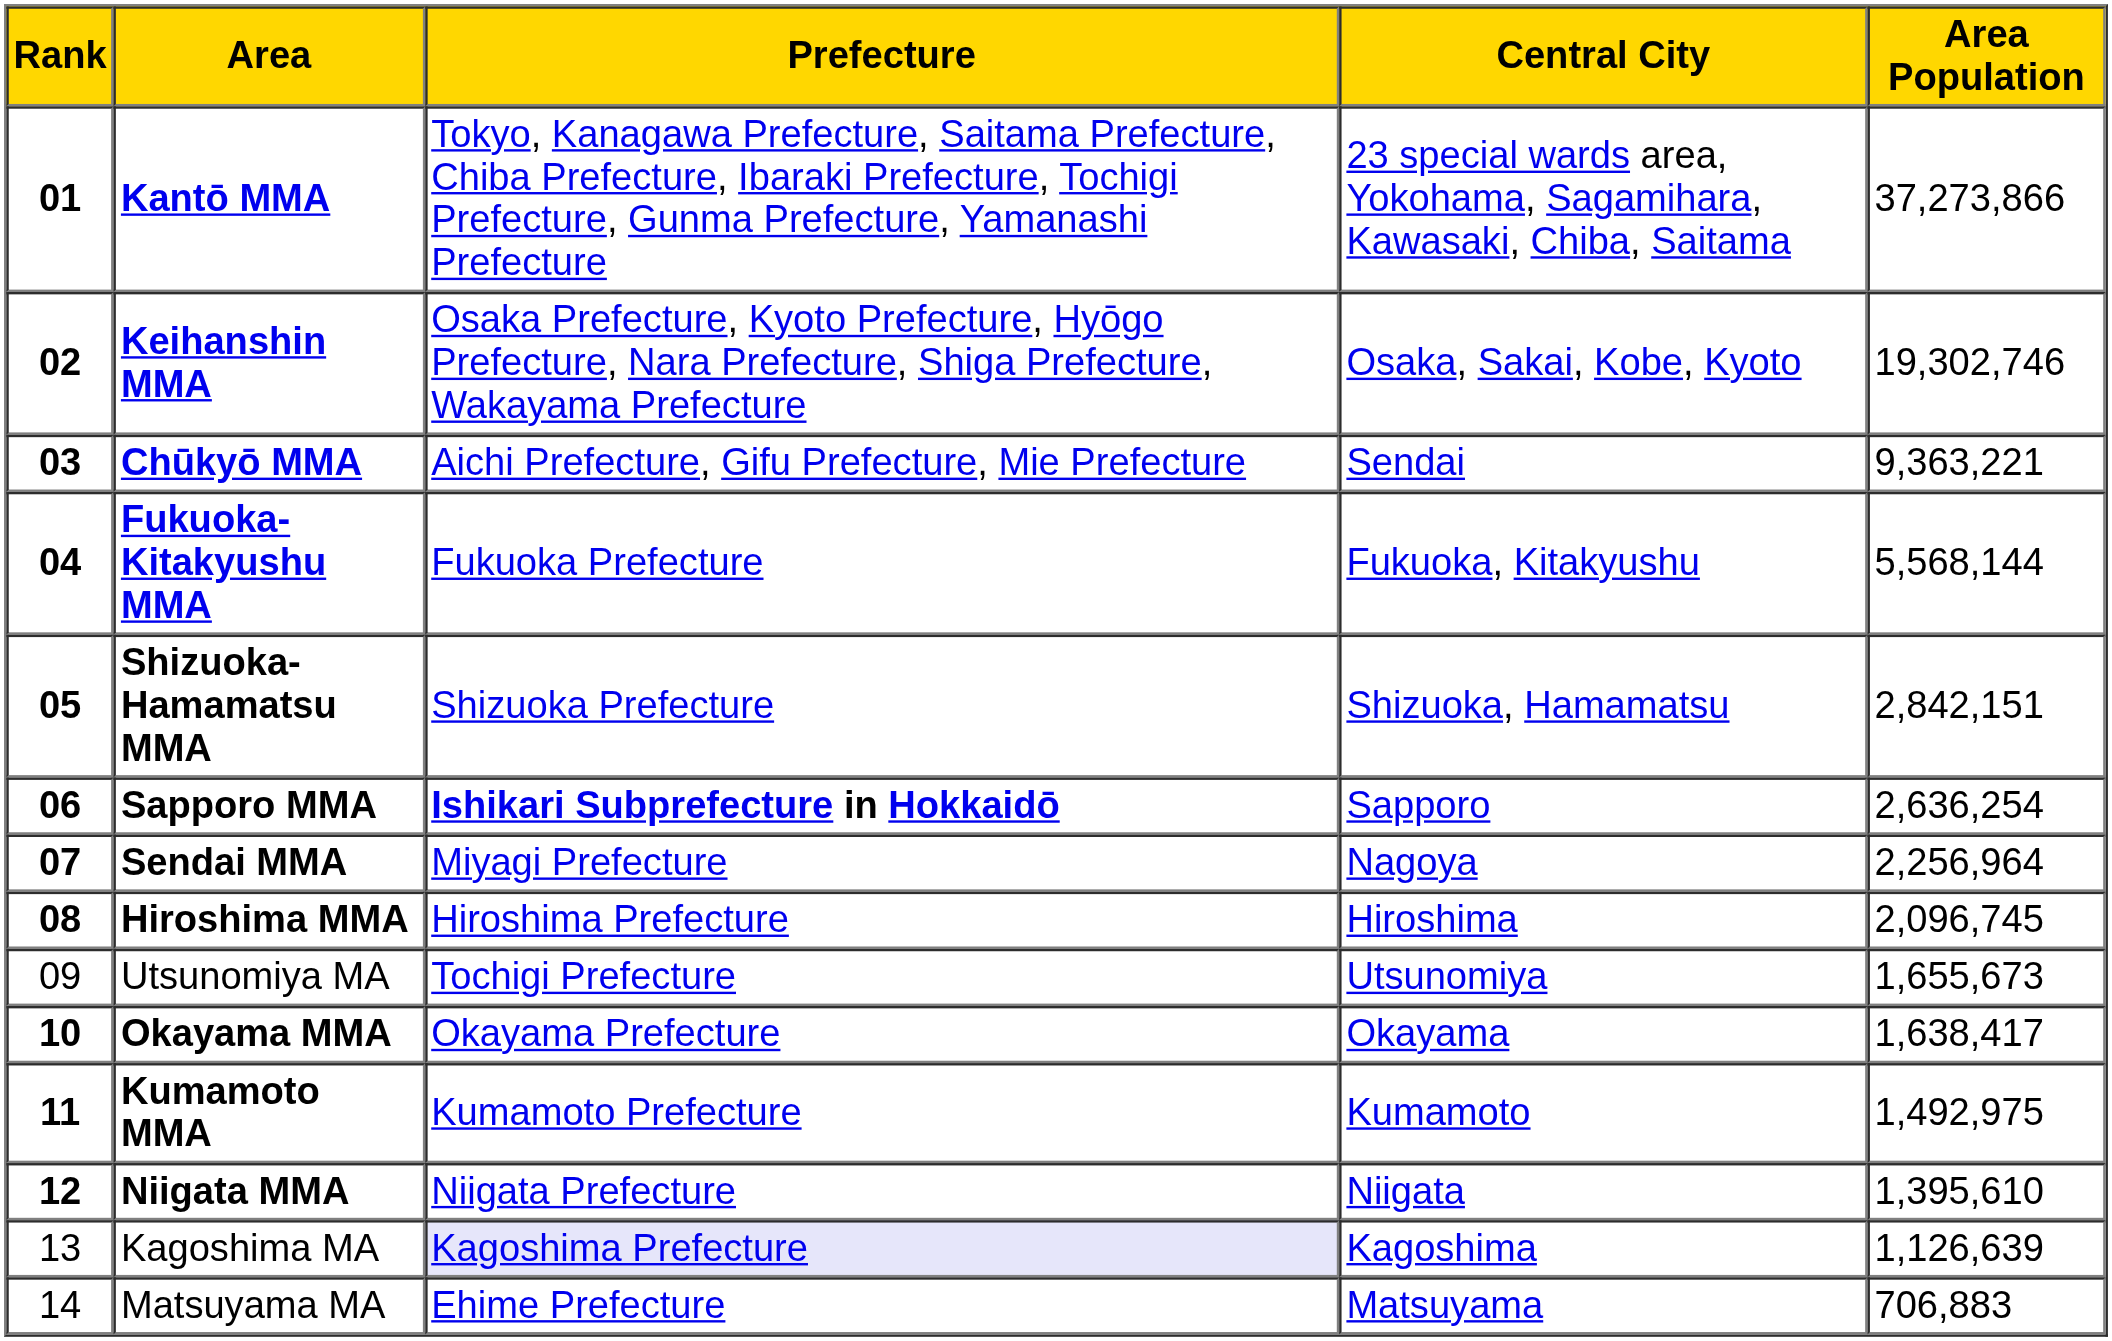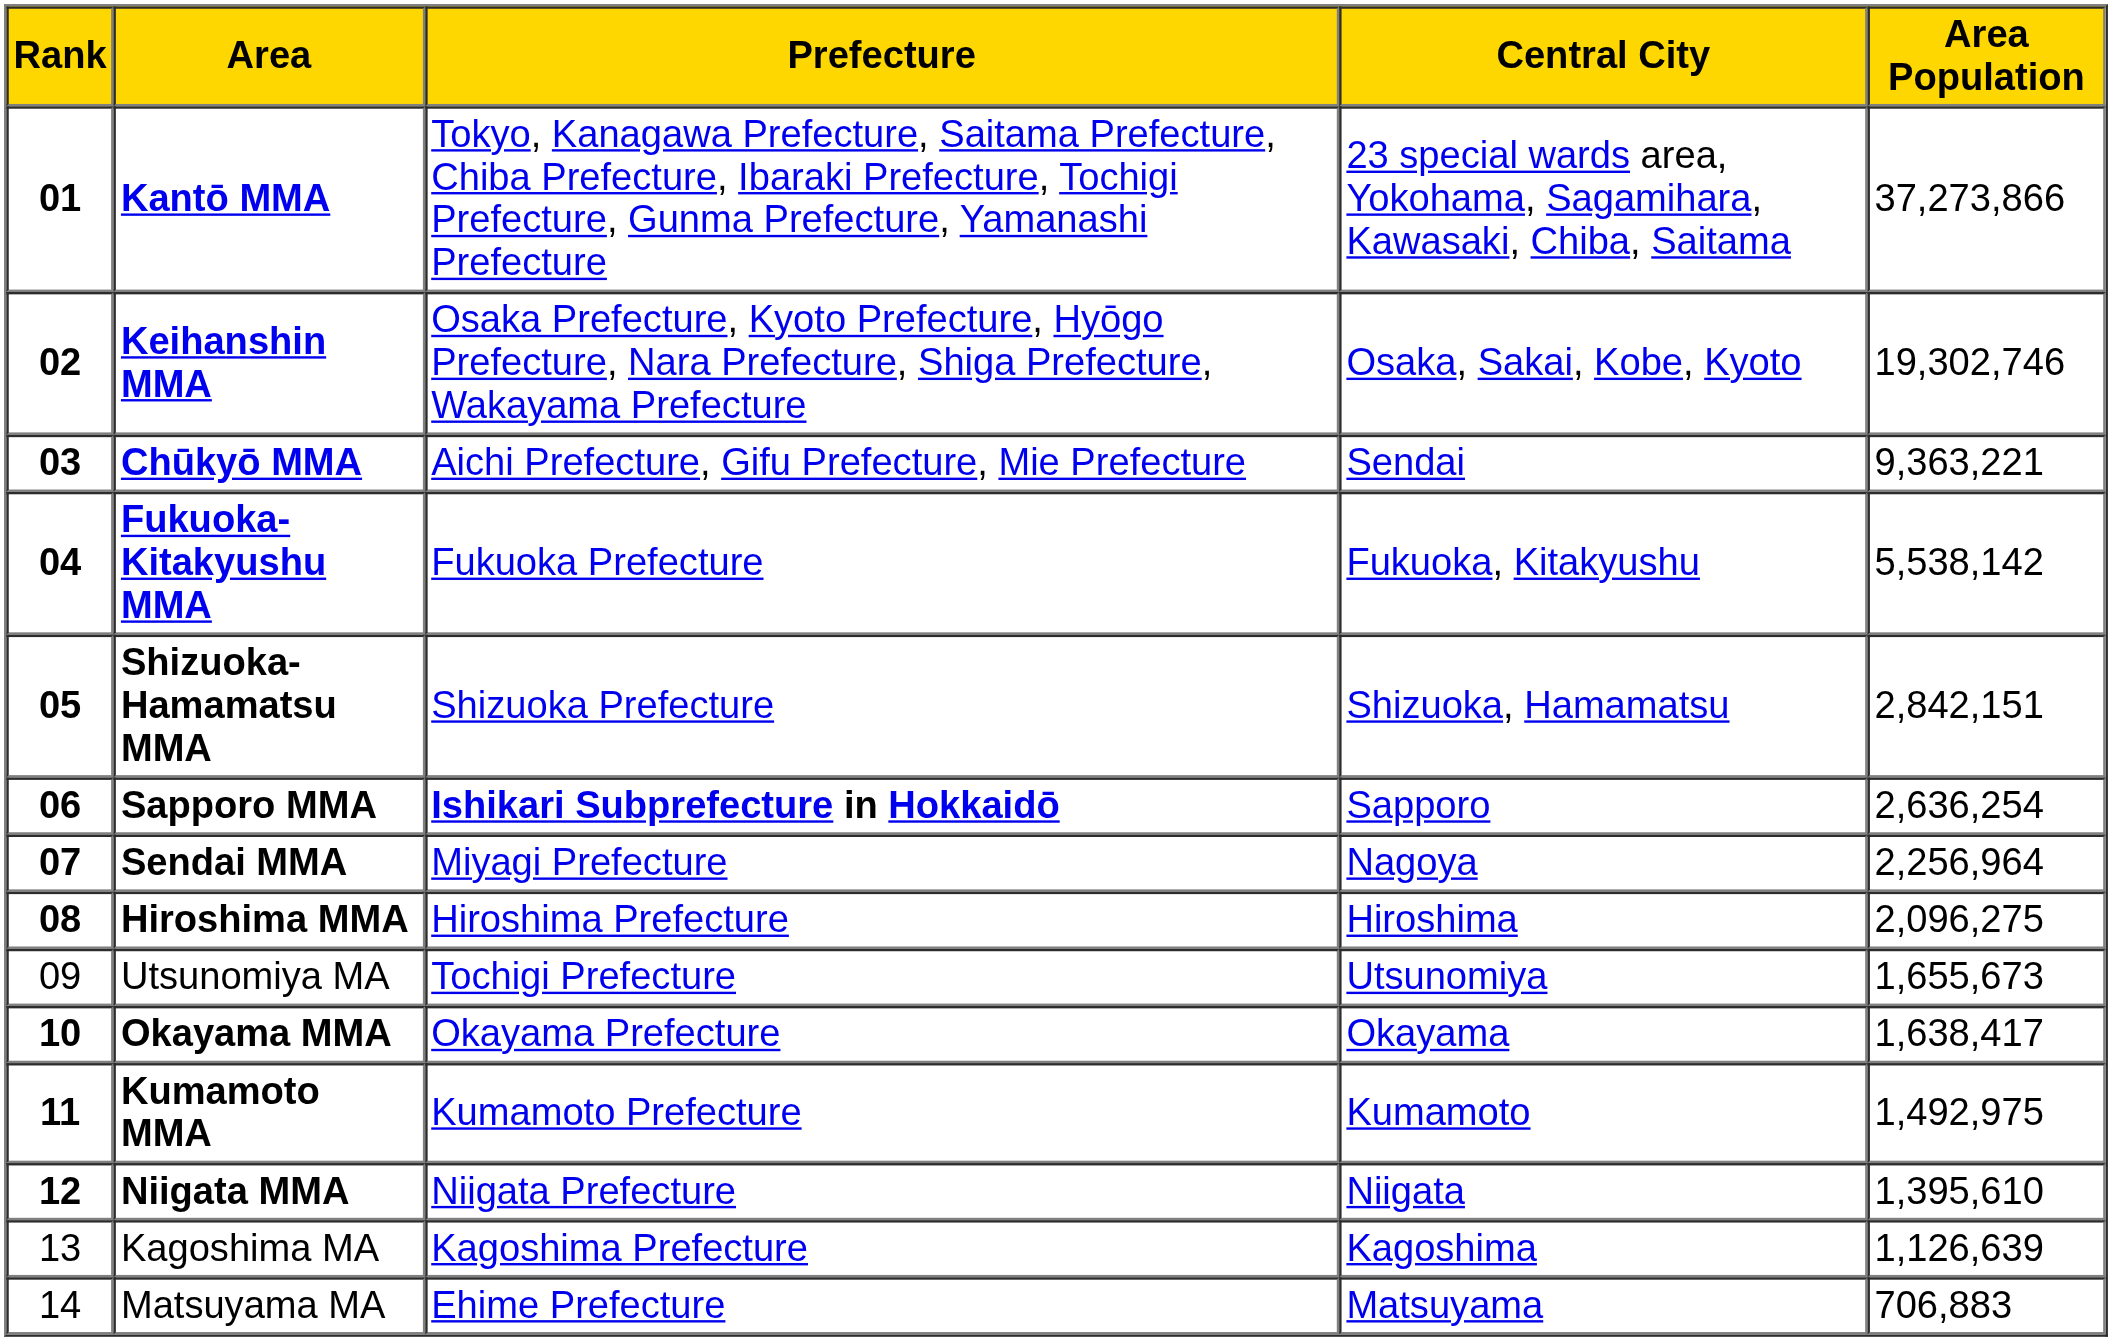(1959, 562) 5,568,144 -> (1959, 562) 5,538,142
(1959, 919) 2,096,745 -> (1959, 919) 2,096,275
(620, 1248) lavender background -> (620, 1248) no background
